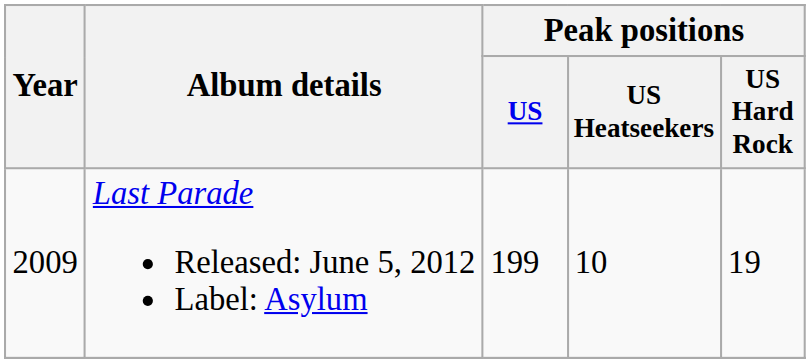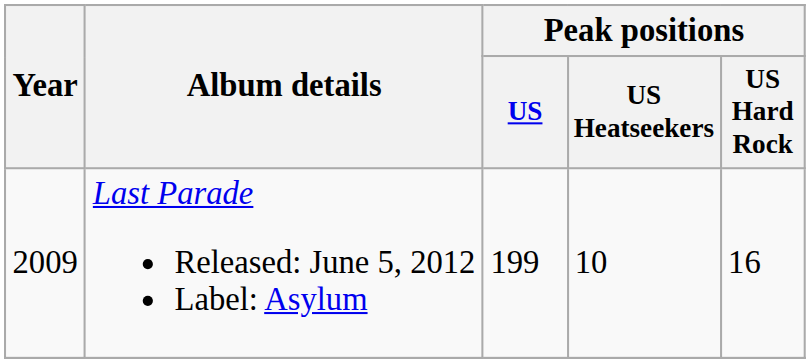(744, 262) 19 -> (744, 262) 16
